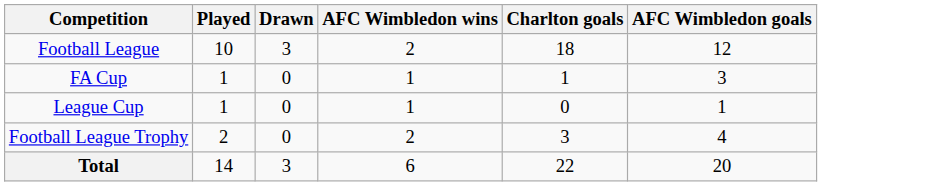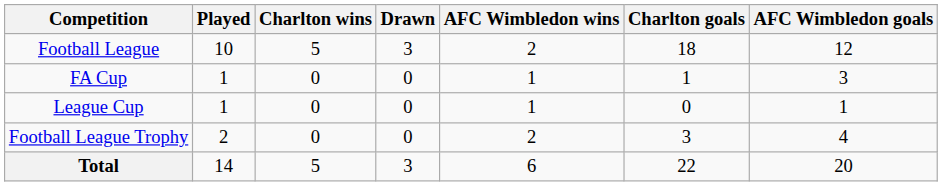+ column: (315, 19)
